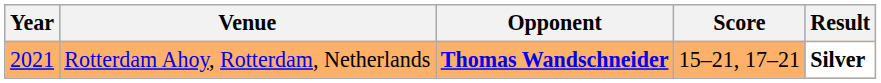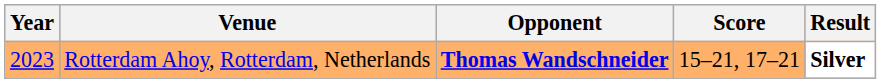(32, 59) 2021 -> (32, 59) 2023
